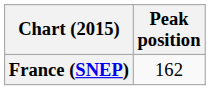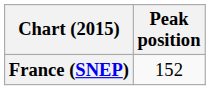(169, 69) 162 -> (169, 69) 152
